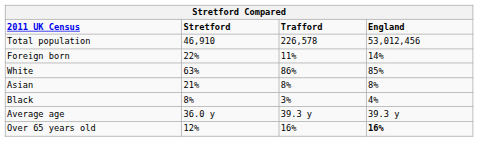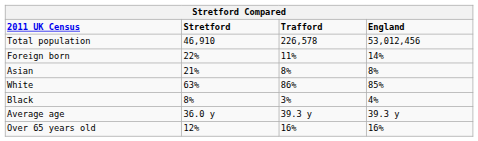rows swapped: (20, 70) <-> (20, 85)
(376, 129) bold -> (376, 129) normal
